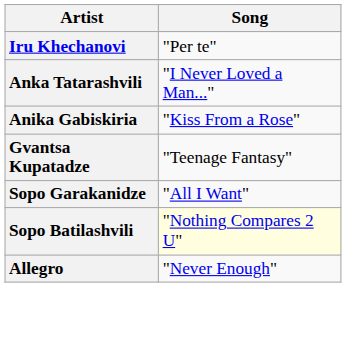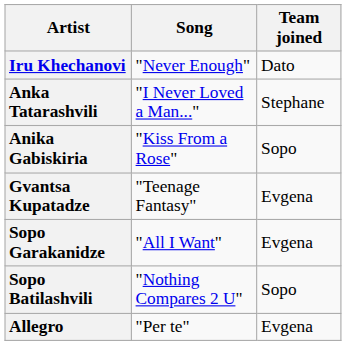+ column: (299, 27)
(190, 45) "Per te" -> (193, 65) "Never Enough"
(238, 231) lightyellow background -> (189, 289) no background
(220, 268) "Never Enough" -> (163, 326) "Per te"
